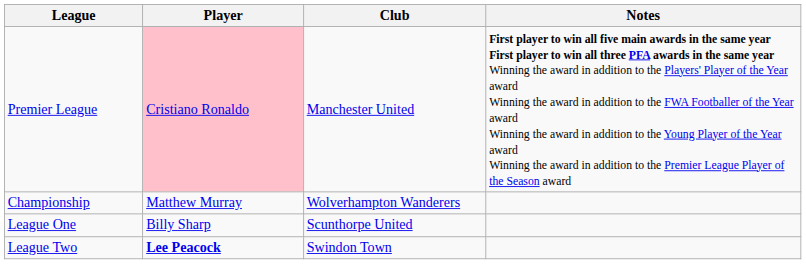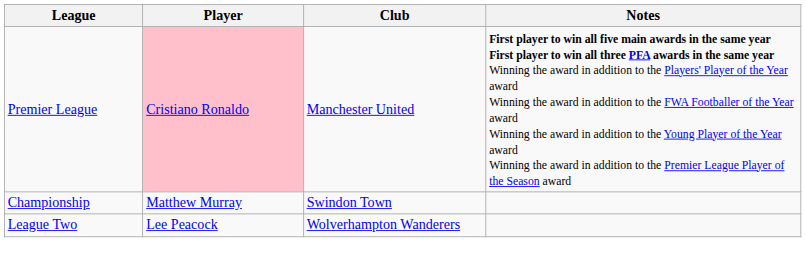(383, 202) Wolverhampton Wanderers -> (349, 202) Swindon Town
- row: (42, 225)
(184, 247) bold -> (182, 225) normal
(349, 247) Swindon Town -> (383, 225) Wolverhampton Wanderers
